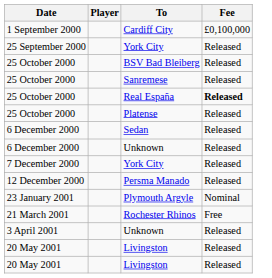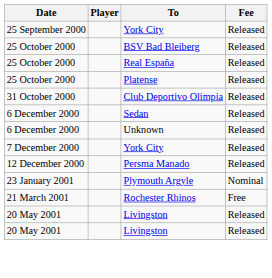- row: (44, 29)
- row: (41, 80)
(223, 97) bold -> (246, 63) normal
+ row: (41, 97)
- row: (32, 231)
